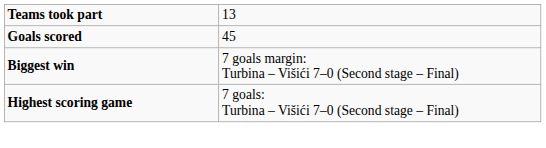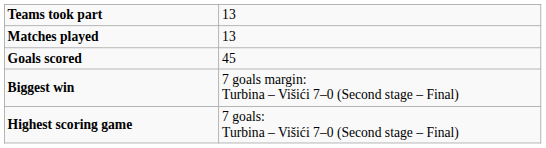+ row: (53, 36)
